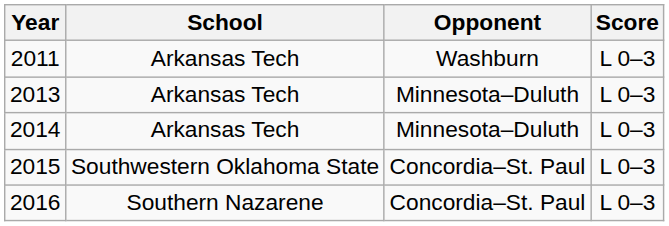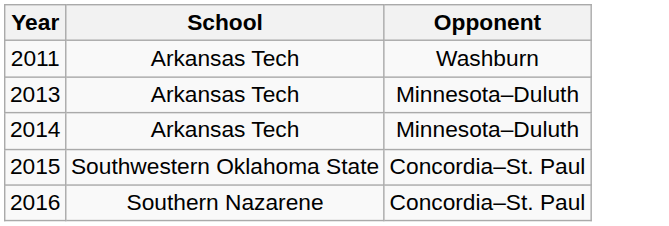- column: (627, 22)
